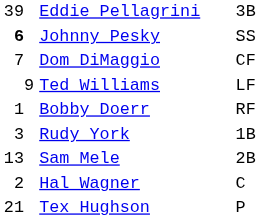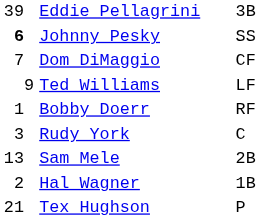(246, 134) 1B -> (241, 134) C
(241, 183) C -> (246, 183) 1B
